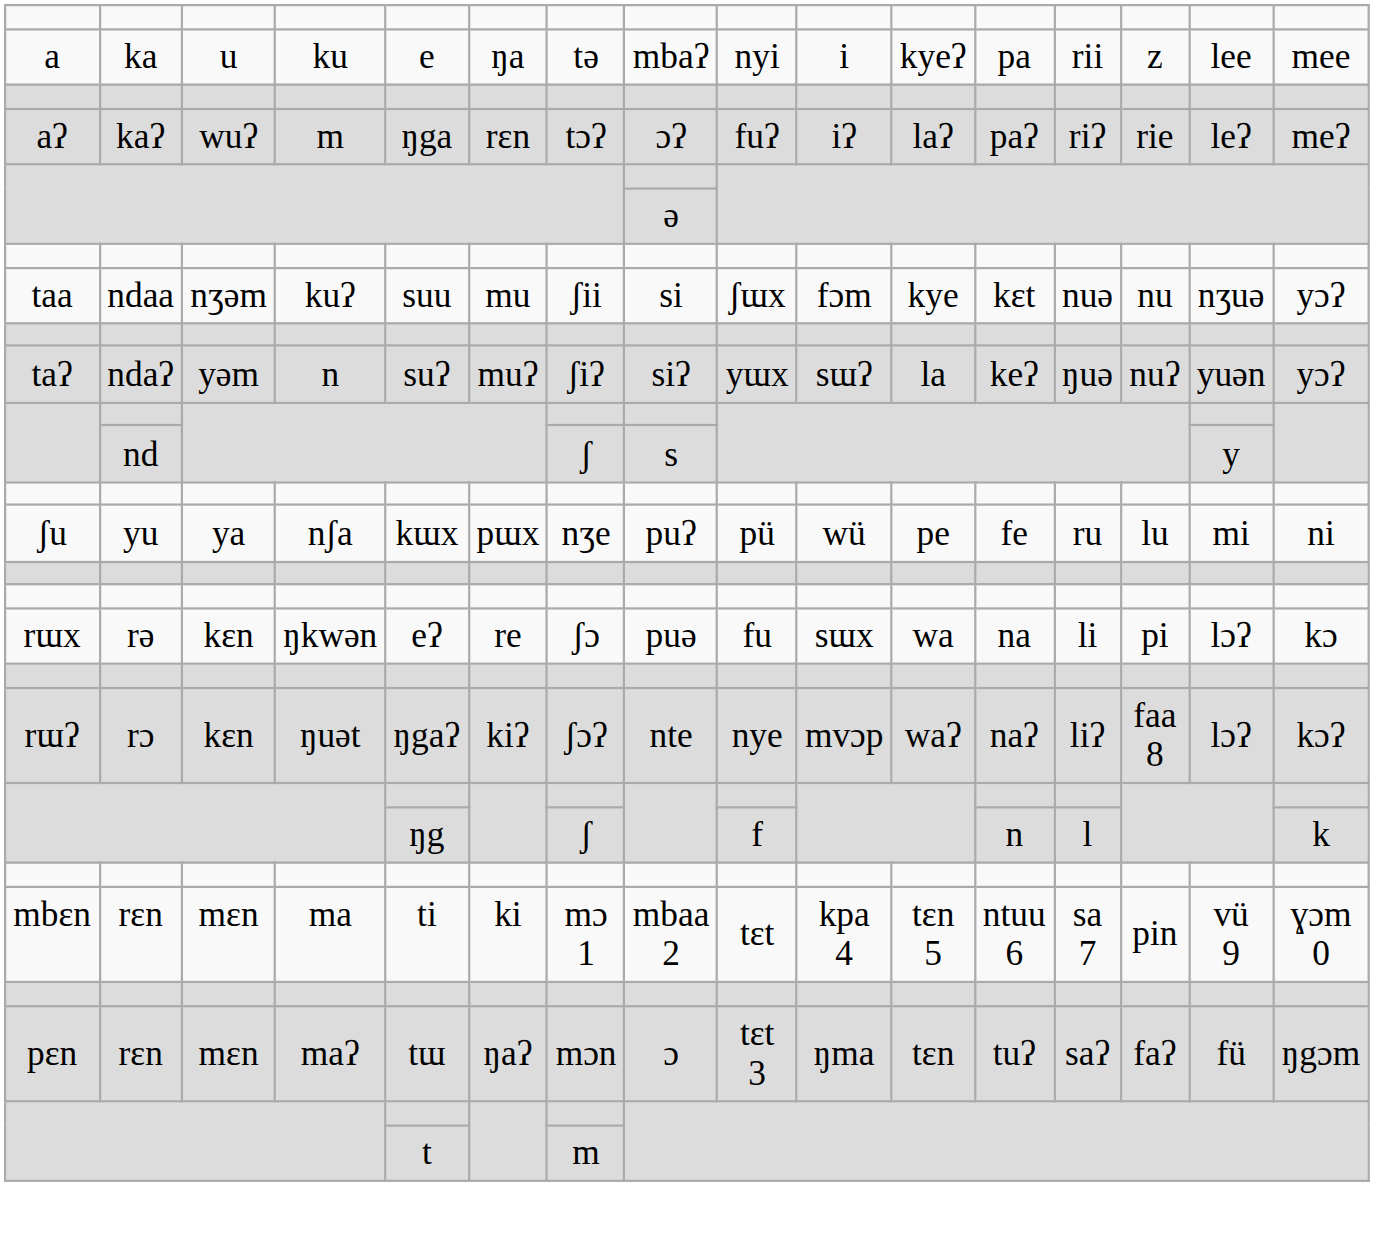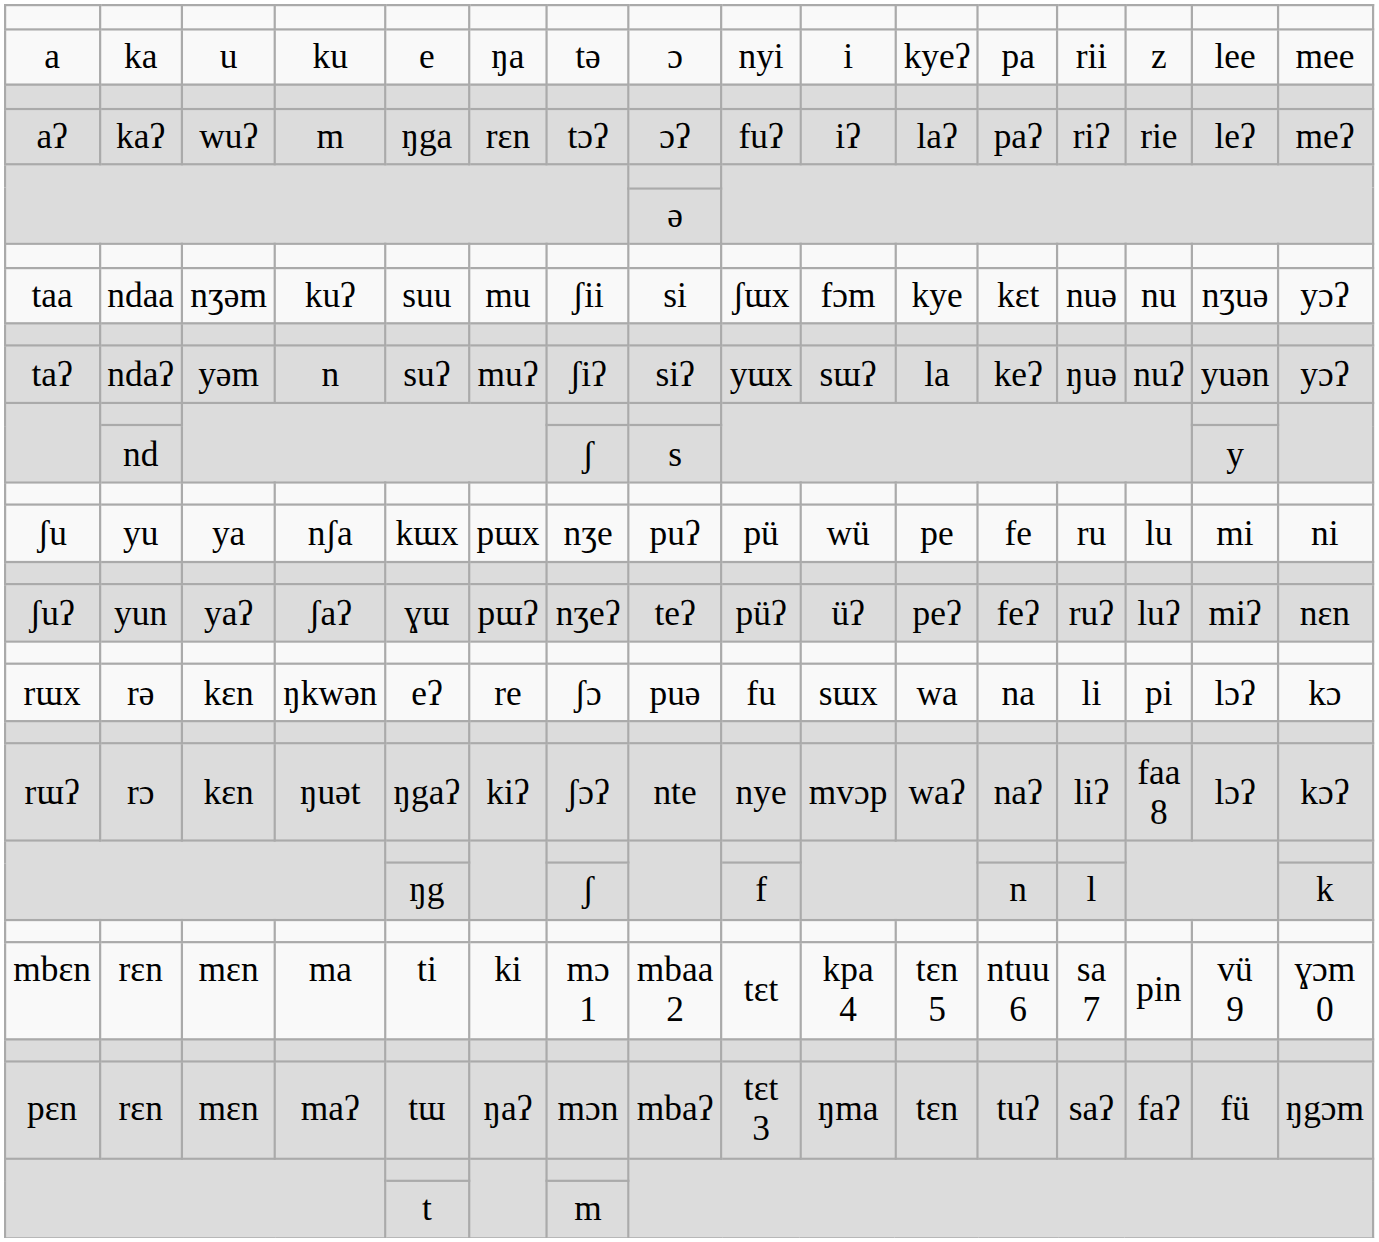(671, 55) mbaʔ -> (675, 55) ɔ
+ row: (52, 612)
(671, 1053) ɔ -> (675, 1109) mbaʔ
